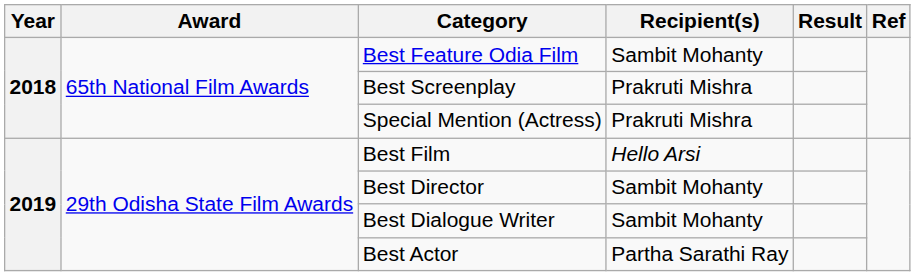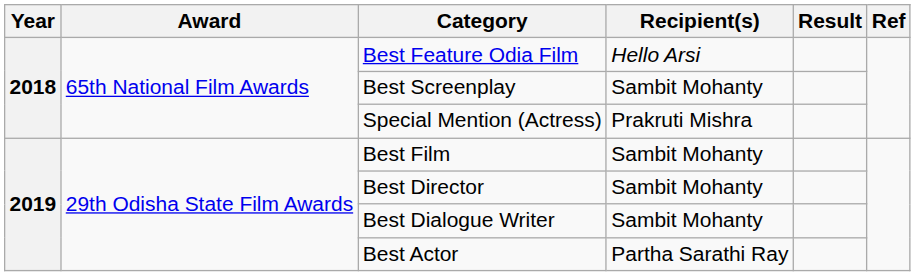(687, 54) Sambit Mohanty -> (656, 54) Hello Arsi
(682, 87) Prakruti Mishra -> (687, 87) Sambit Mohanty
(656, 154) Hello Arsi -> (687, 154) Sambit Mohanty
